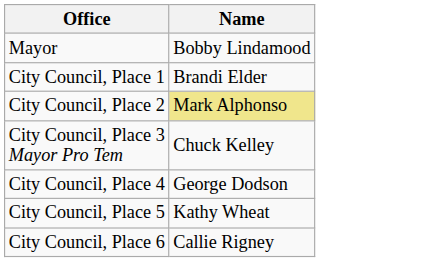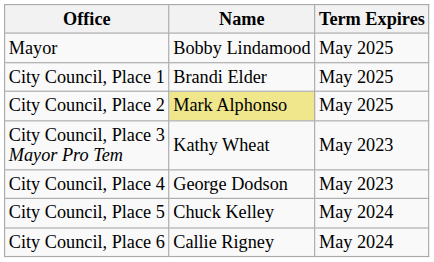+ column: (372, 18)
(224, 144) Chuck Kelley -> (221, 144) Kathy Wheat
(221, 213) Kathy Wheat -> (224, 213) Chuck Kelley
